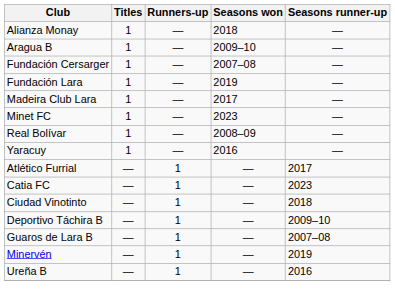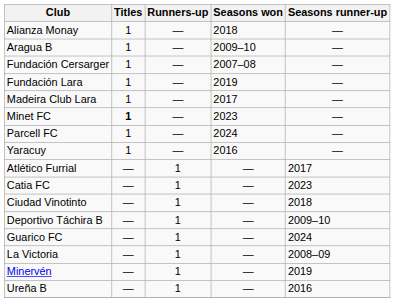(128, 116) normal -> (128, 116) bold
+ row: (32, 133)
- row: (36, 133)
+ row: (35, 237)
- row: (50, 237)
+ row: (32, 254)
